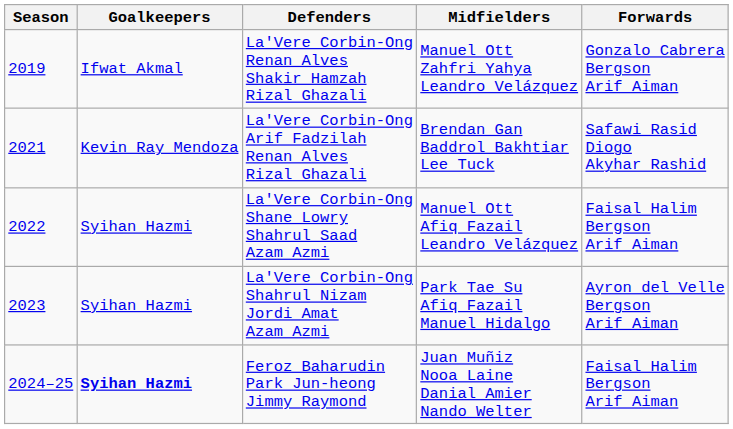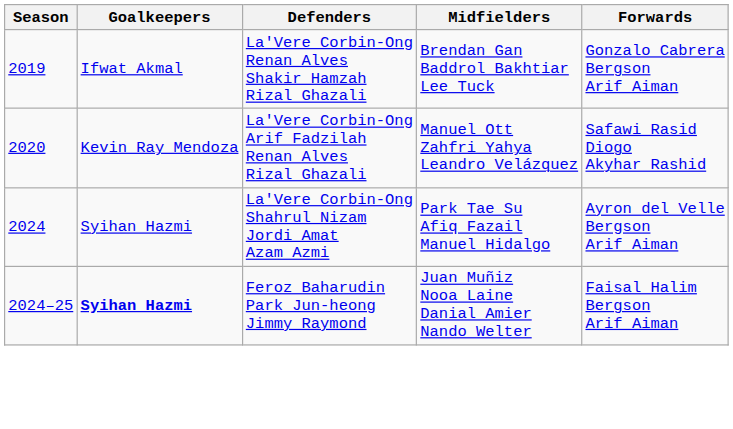(499, 69) Manuel Ott Zahfri Yahya Leandro Velázquez -> (495, 69) Brendan Gan Baddrol Bakhtiar Lee Tuck
(27, 148) 2021 -> (27, 148) 2020
(495, 148) Brendan Gan Baddrol Bakhtiar Lee Tuck -> (499, 148) Manuel Ott Zahfri Yahya Leandro Velázquez
- row: (329, 227)
(27, 305) 2023 -> (27, 227) 2024
